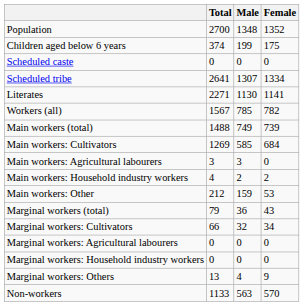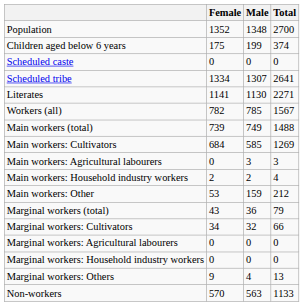columns swapped: (220, 12) <-> (280, 12)
